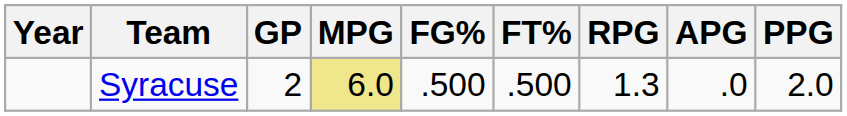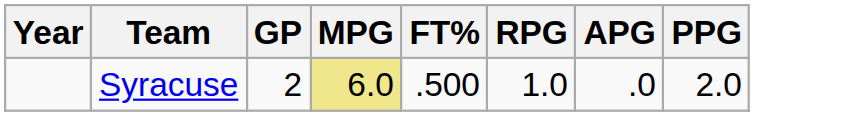- column: (447, 32)
(636, 85) 1.3 -> (545, 85) 1.0
